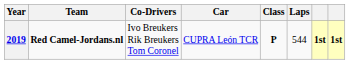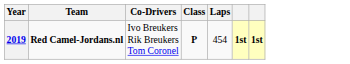- column: (221, 12)
(299, 40) 544 -> (220, 40) 454
